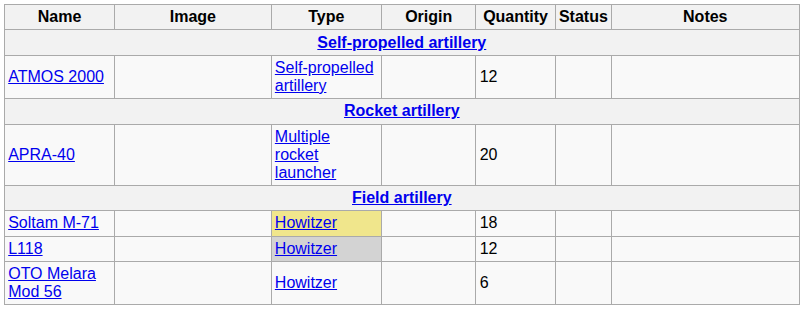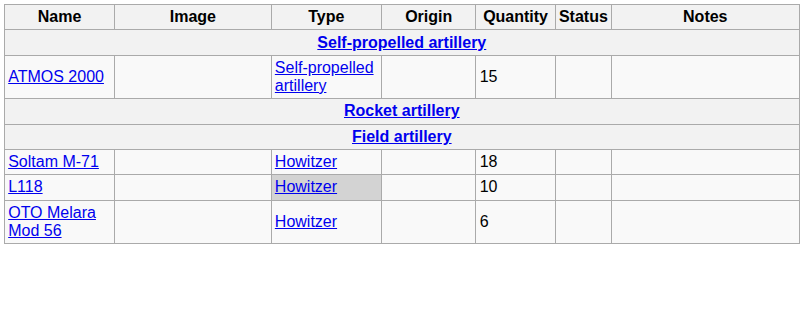(489, 76) 12 -> (489, 76) 15
- row: (42, 154)
(306, 223) khaki background -> (306, 162) no background
(489, 248) 12 -> (489, 187) 10
